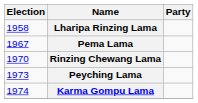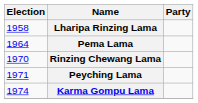(18, 43) 1967 -> (18, 43) 1964
(18, 75) 1973 -> (18, 75) 1971
